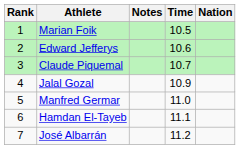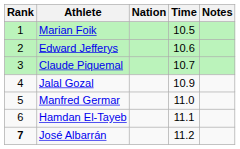columns swapped: (215, 13) <-> (147, 13)
(20, 135) normal -> (20, 135) bold
